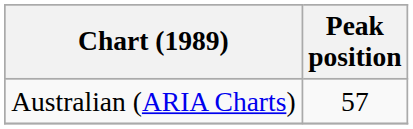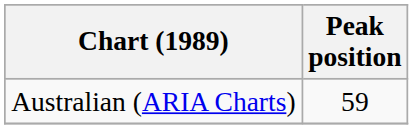(355, 100) 57 -> (355, 100) 59
